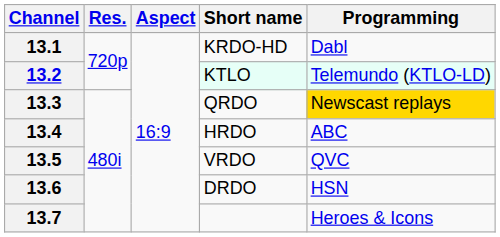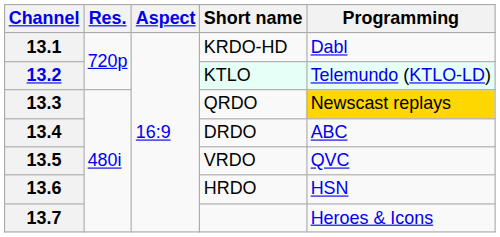(230, 132) HRDO -> (230, 132) DRDO
(230, 189) DRDO -> (230, 189) HRDO
